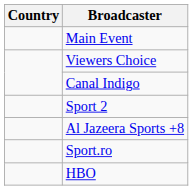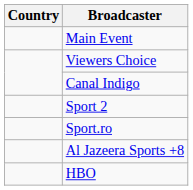rows swapped: (125, 128) <-> (89, 151)
